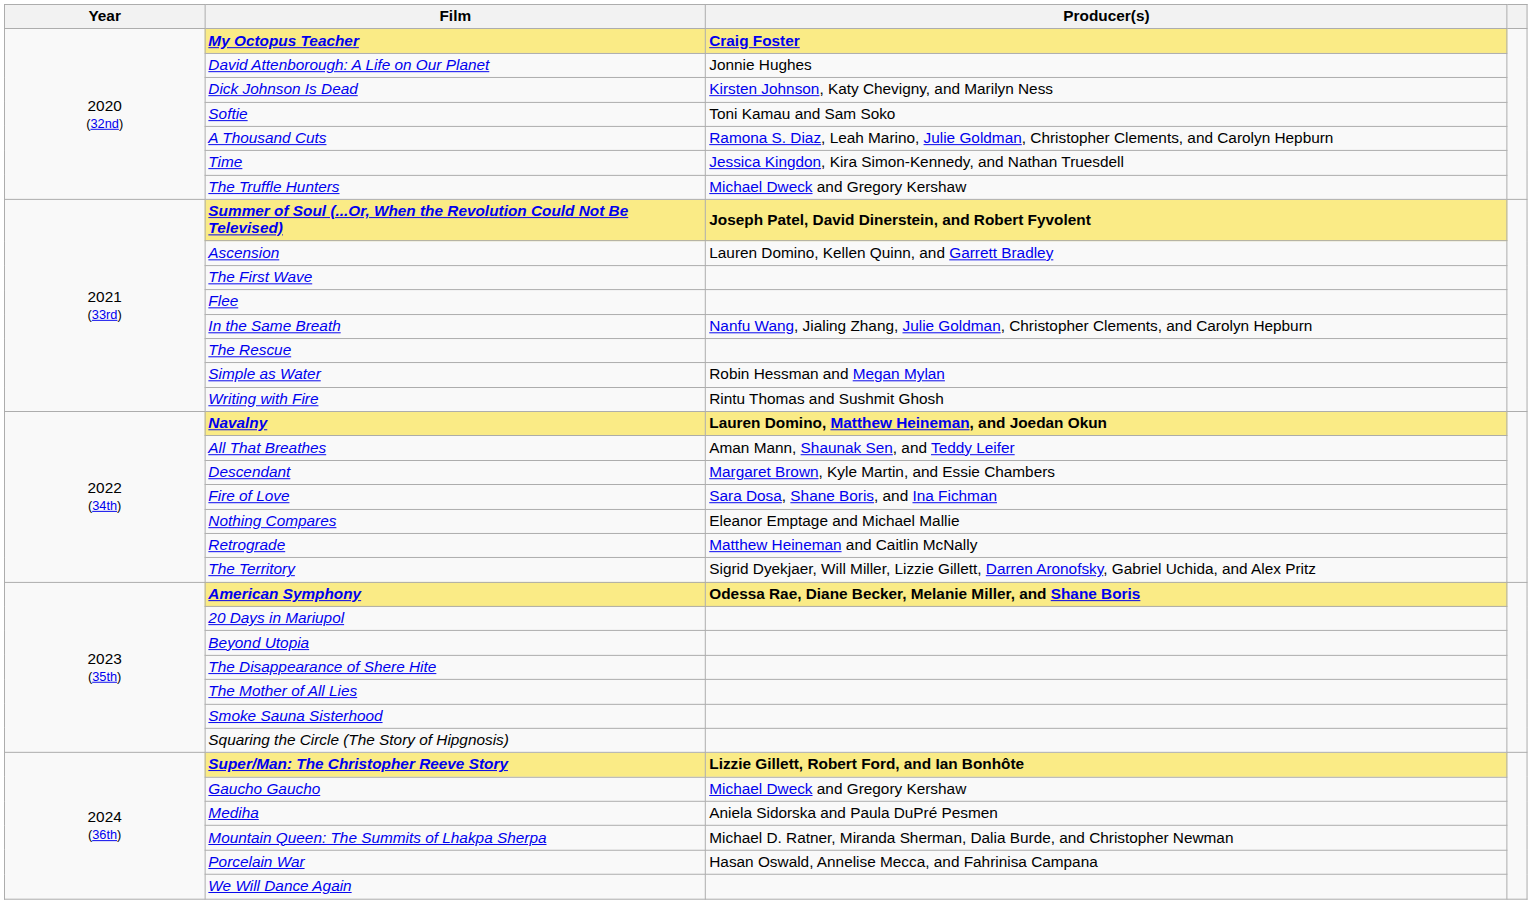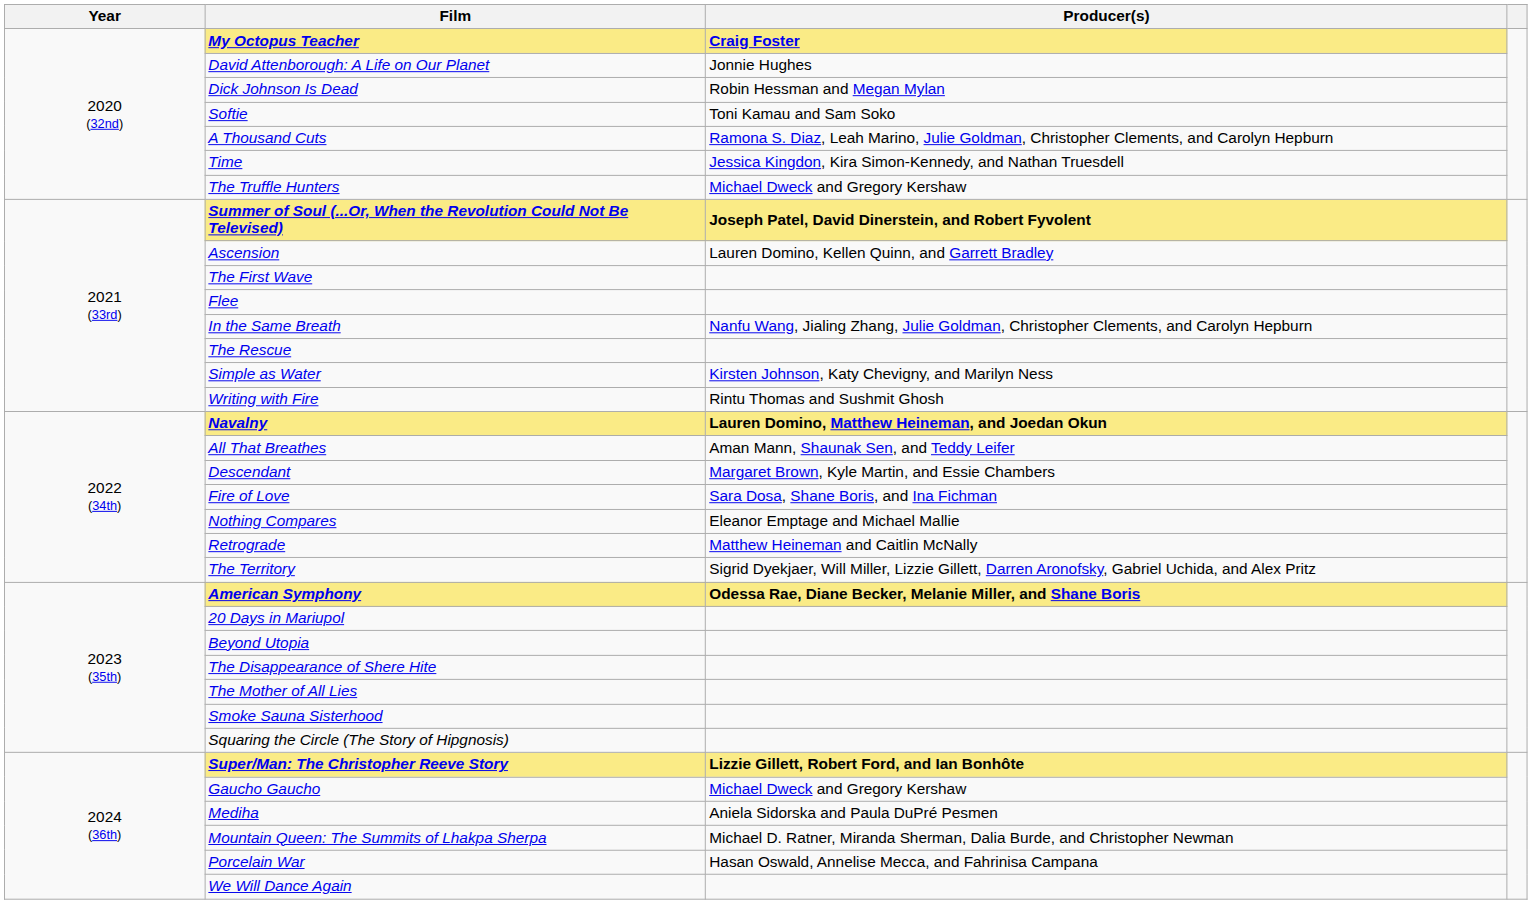(881, 89) Kirsten Johnson, Katy Chevigny, and Marilyn Ness -> (827, 89) Robin Hessman and Megan Mylan
(827, 374) Robin Hessman and Megan Mylan -> (881, 374) Kirsten Johnson, Katy Chevigny, and Marilyn Ness
